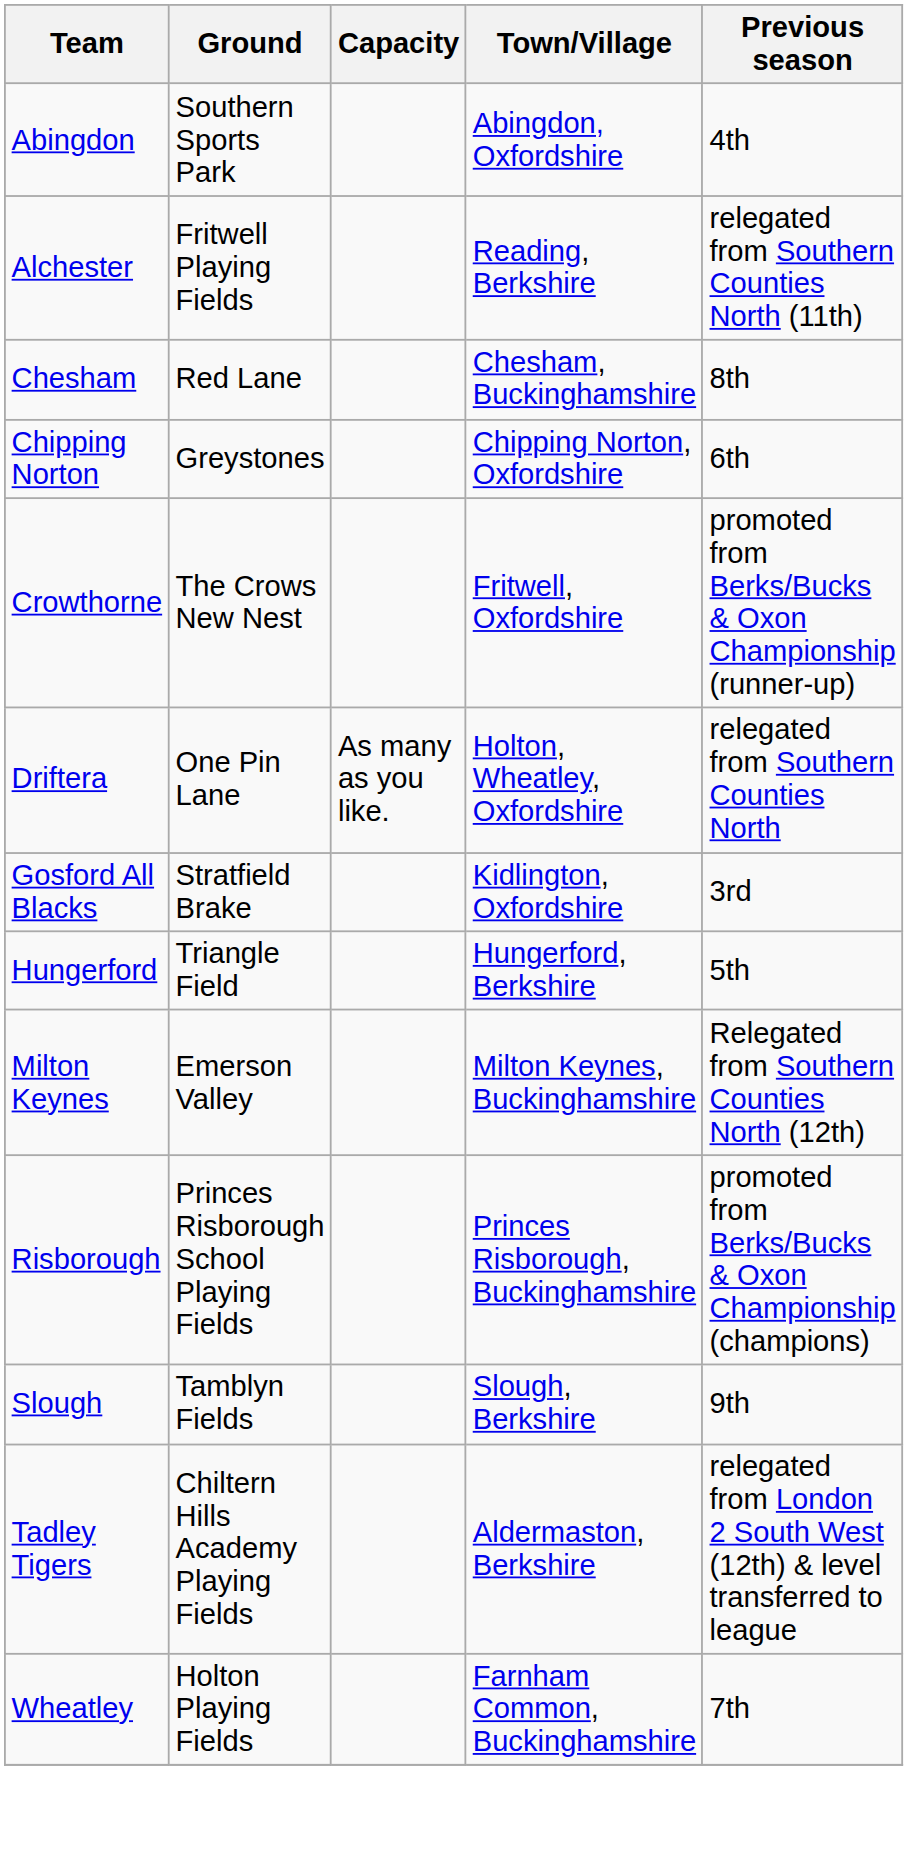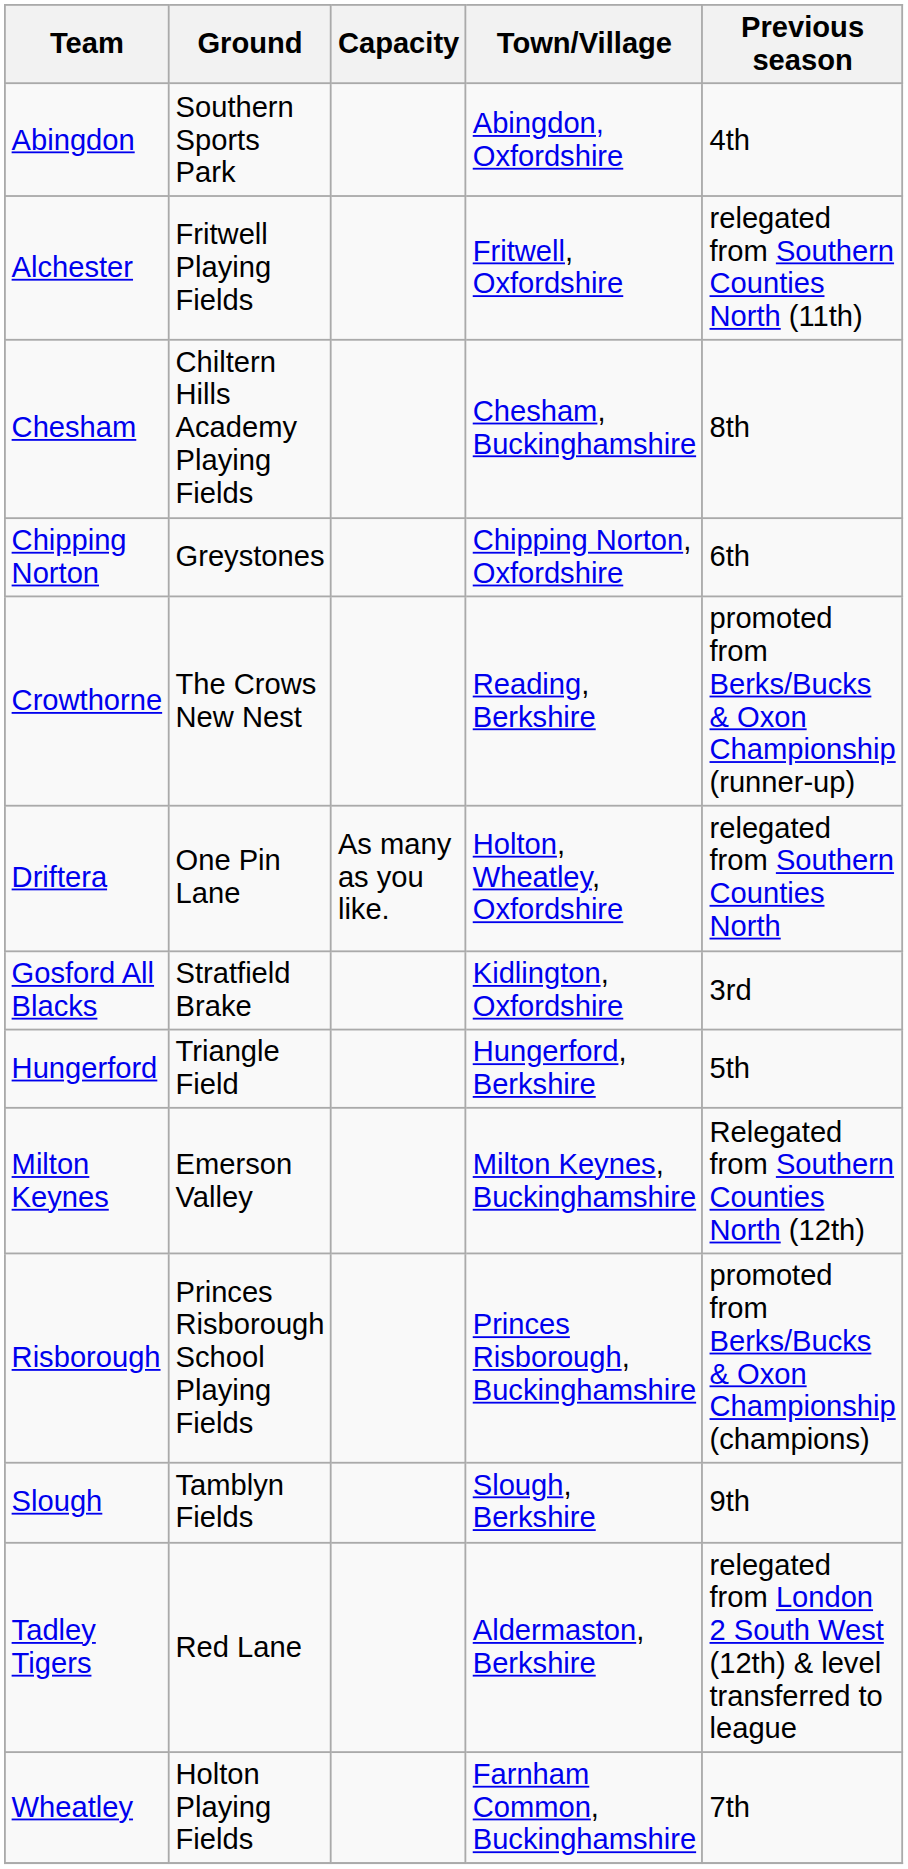(534, 267) Reading, Berkshire -> (548, 267) Fritwell, Oxfordshire
(239, 379) Red Lane -> (236, 428) Chiltern Hills Academy Playing Fields
(548, 602) Fritwell, Oxfordshire -> (534, 700) Reading, Berkshire
(236, 1548) Chiltern Hills Academy Playing Fields -> (239, 1646) Red Lane
